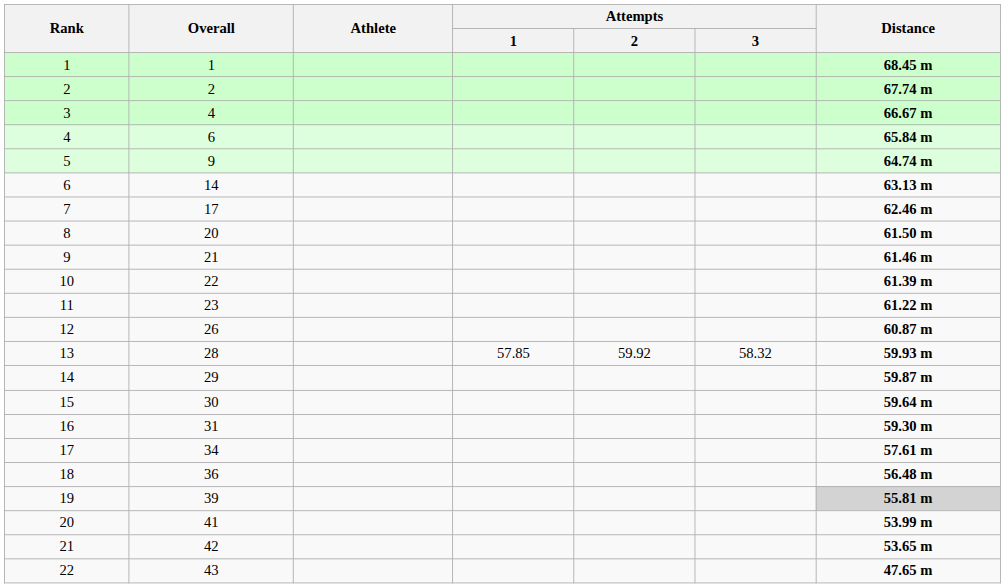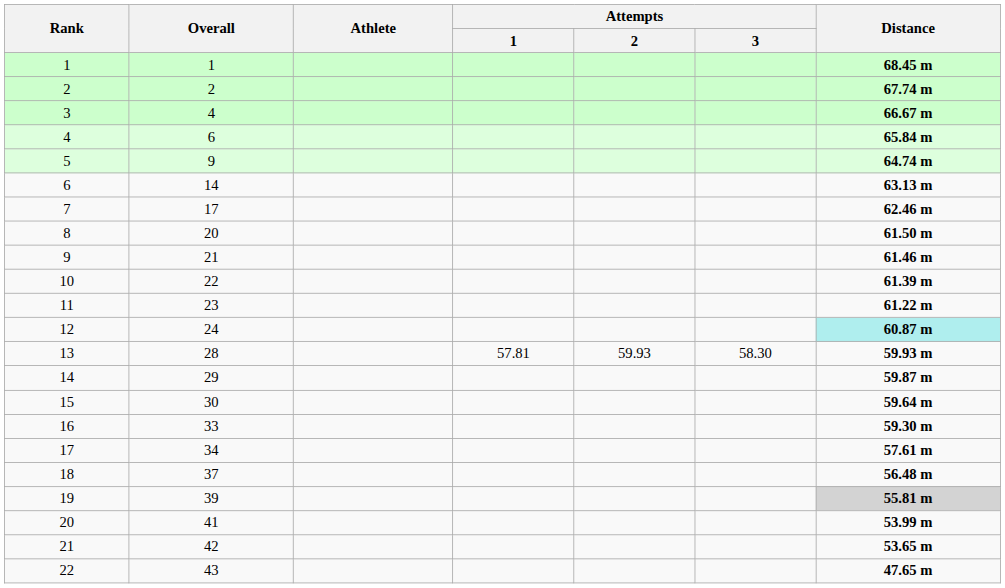(211, 329) 26 -> (211, 329) 24
(908, 329) no background -> (908, 329) paleturquoise background
(513, 353) 57.85 -> (513, 353) 57.81
(634, 353) 59.92 -> (634, 353) 59.93
(755, 353) 58.32 -> (755, 353) 58.30
(211, 425) 31 -> (211, 425) 33
(211, 473) 36 -> (211, 473) 37
